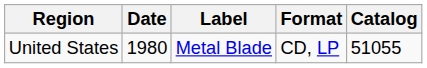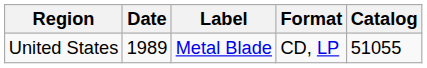(147, 47) 1980 -> (147, 47) 1989
